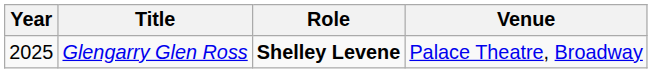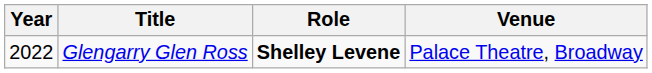(31, 51) 2025 -> (31, 51) 2022
